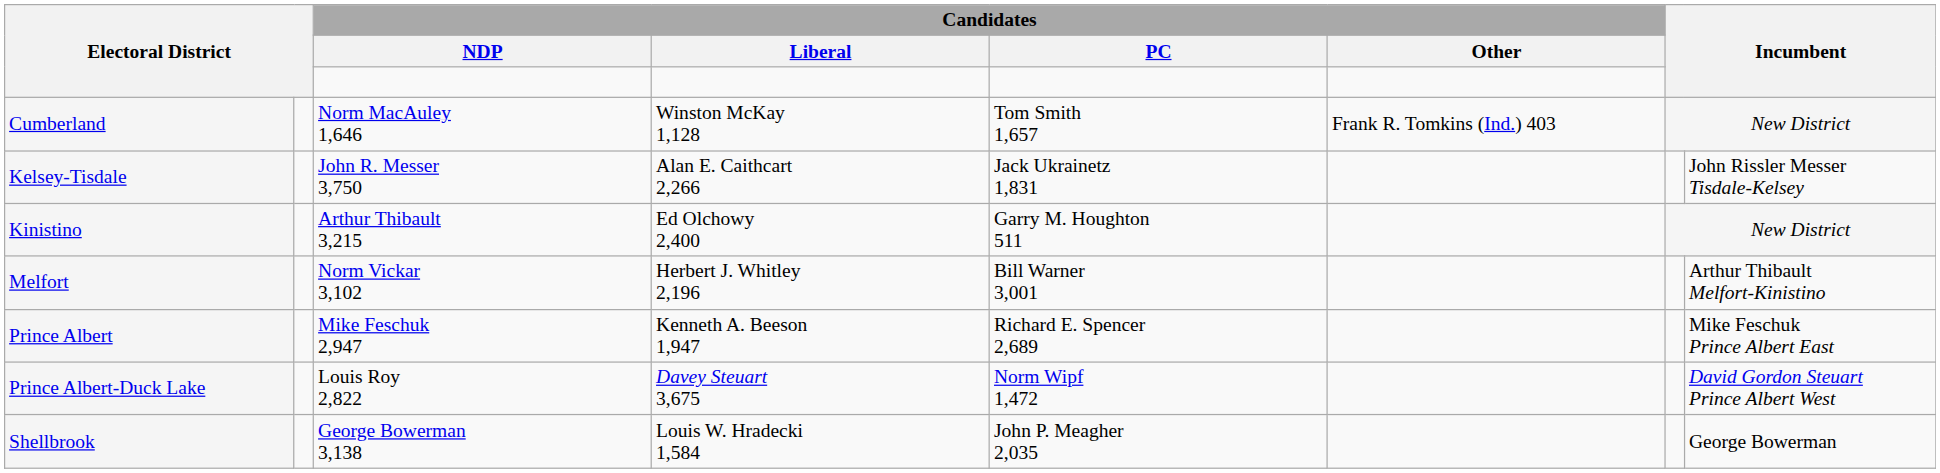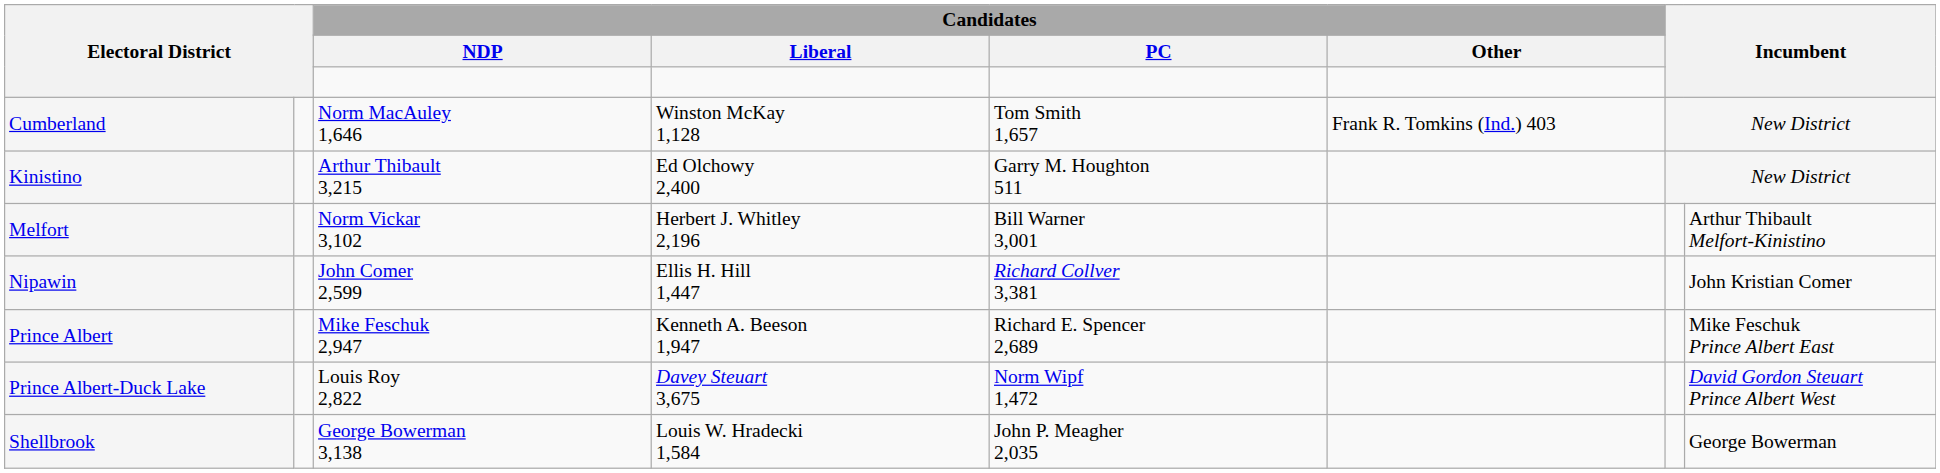- row: (68, 176)
+ row: (43, 282)
